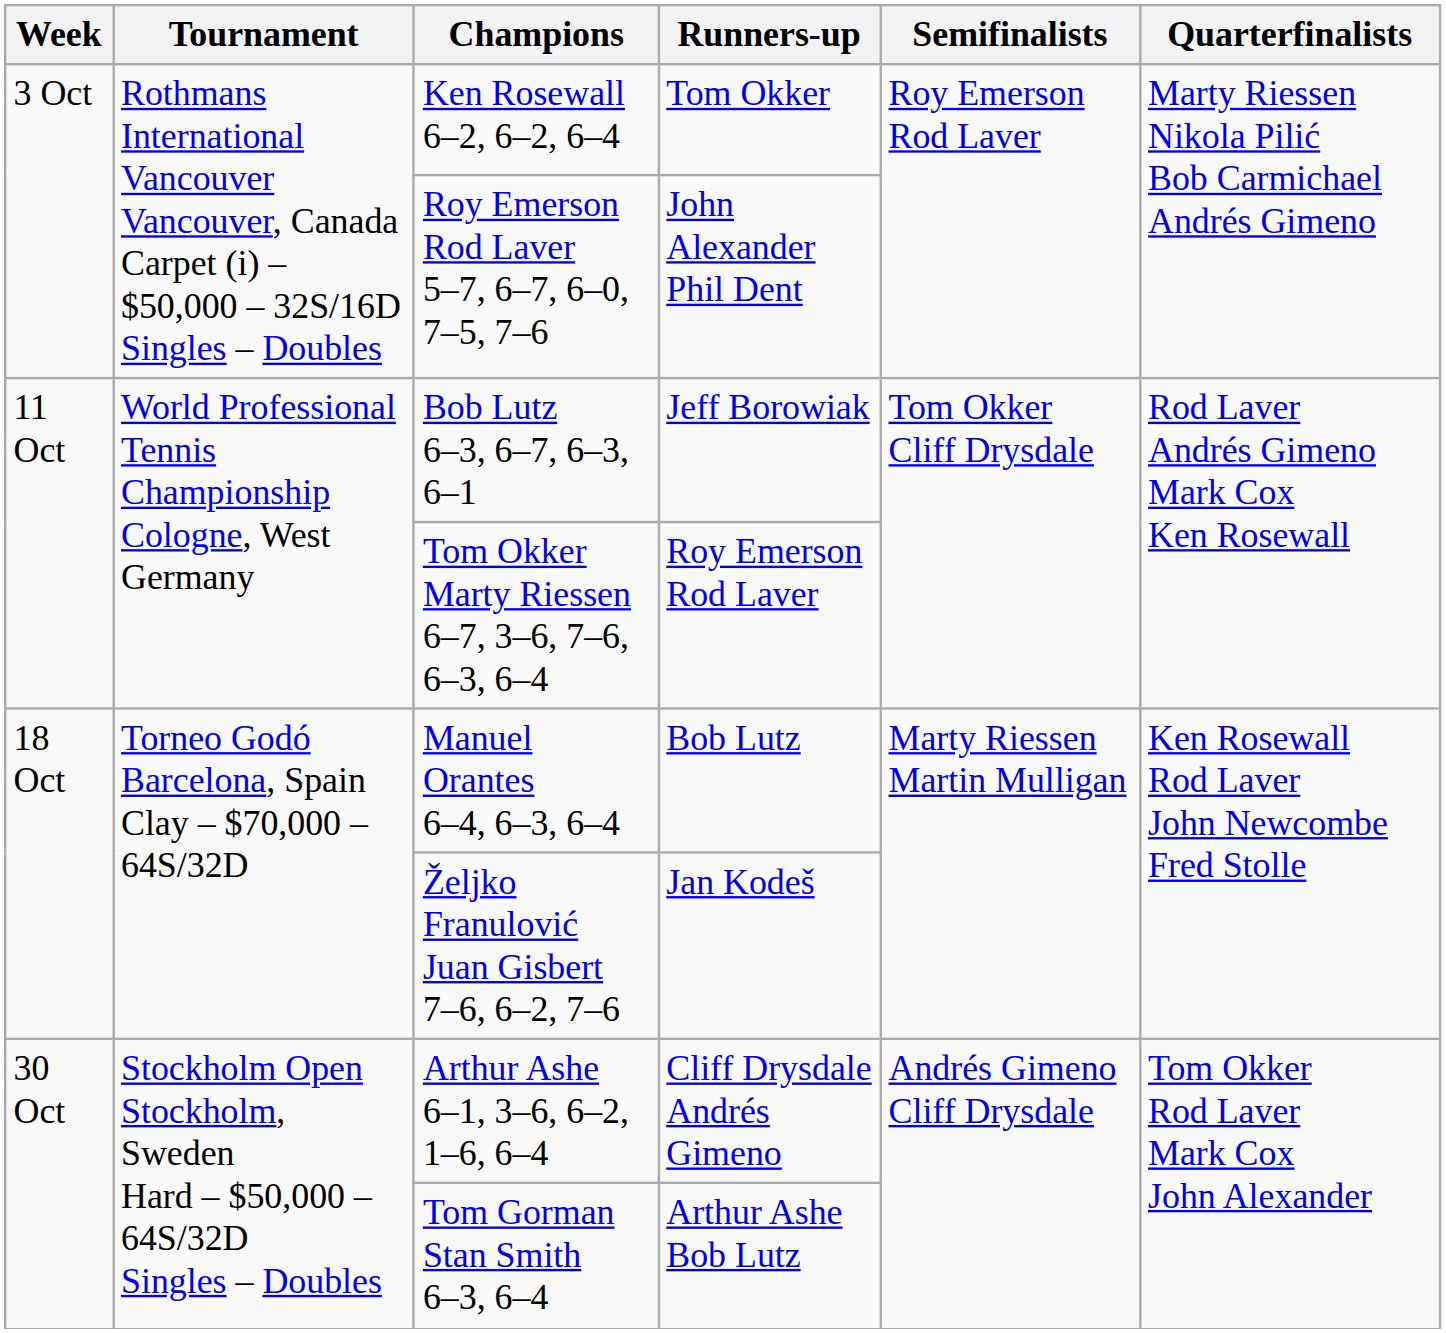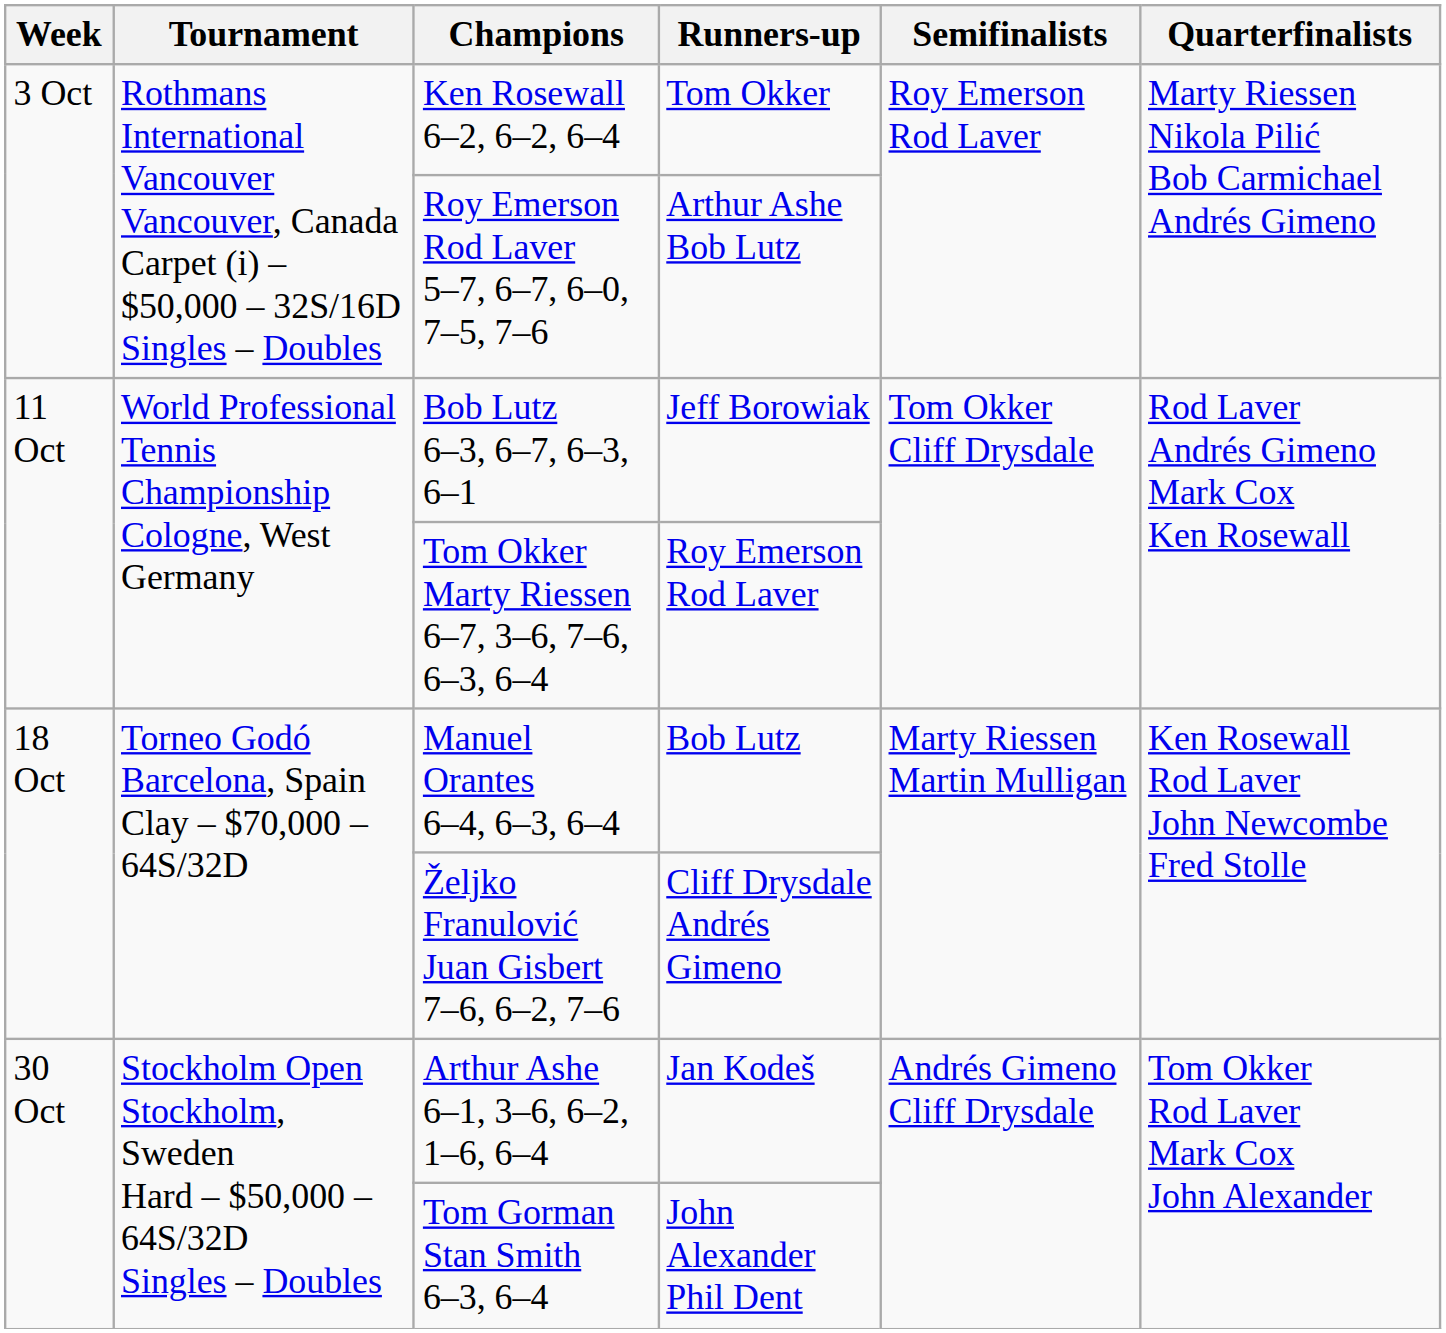(741, 246) John Alexander Phil Dent -> (754, 225) Arthur Ashe Bob Lutz
(740, 882) Jan Kodeš -> (769, 924) Cliff Drysdale Andrés Gimeno
(769, 1111) Cliff Drysdale Andrés Gimeno -> (740, 1068) Jan Kodeš
(754, 1234) Arthur Ashe Bob Lutz -> (741, 1255) John Alexander Phil Dent
